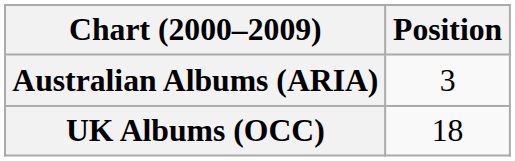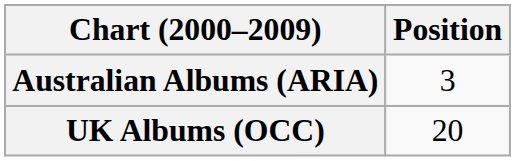(448, 130) 18 -> (448, 130) 20
